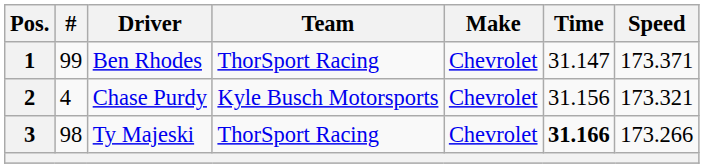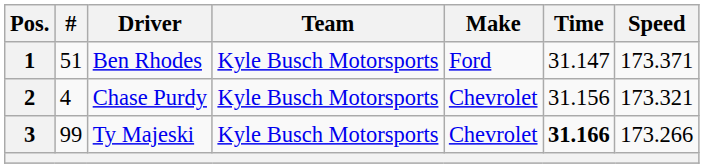(71, 60) 99 -> (71, 60) 51
(298, 60) ThorSport Racing -> (328, 60) Kyle Busch Motorsports
(493, 60) Chevrolet -> (470, 60) Ford
(71, 134) 98 -> (71, 134) 99
(298, 134) ThorSport Racing -> (328, 134) Kyle Busch Motorsports
